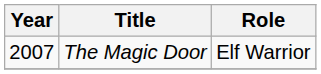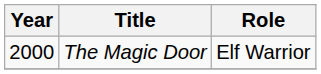(32, 52) 2007 -> (32, 52) 2000
